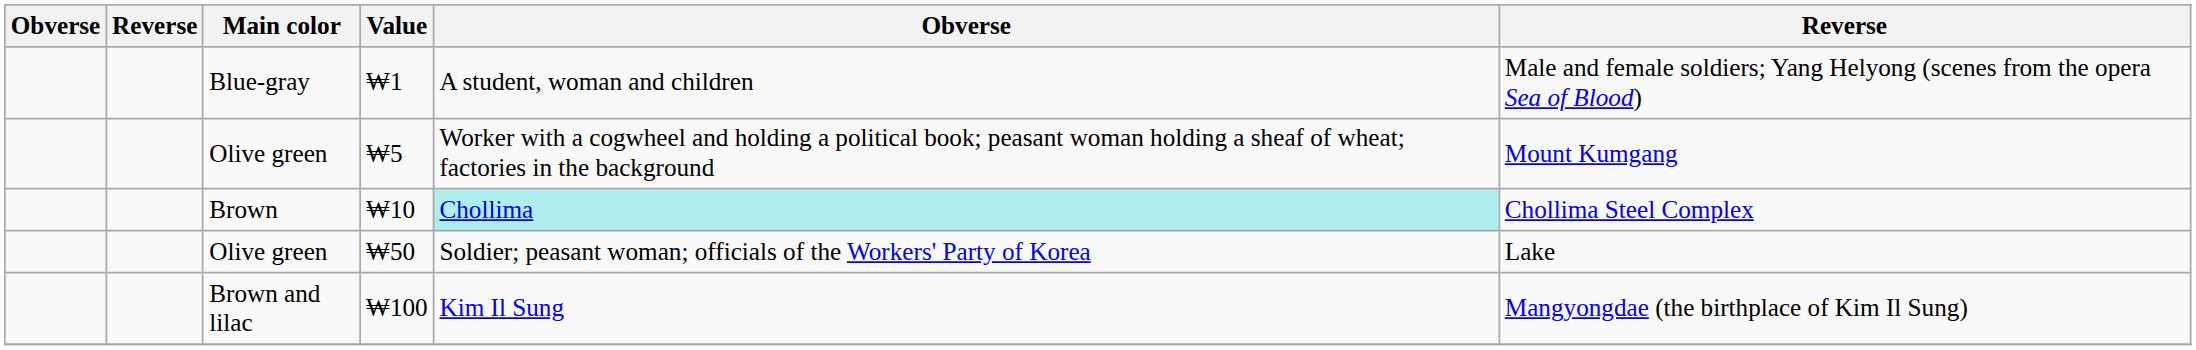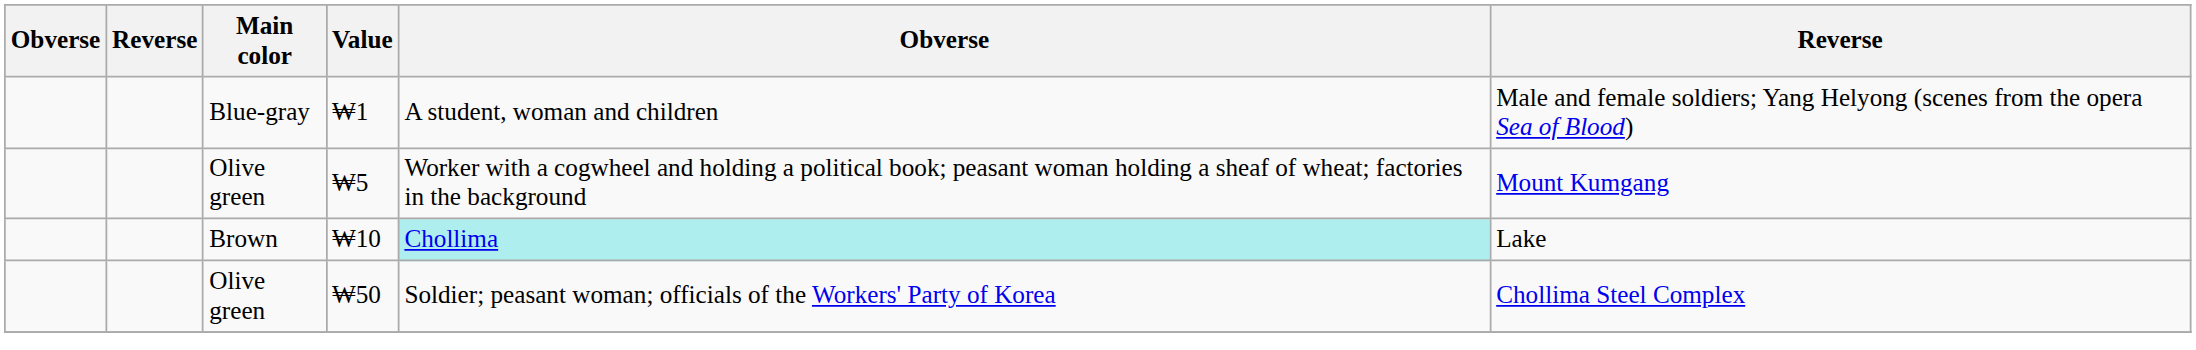(1629, 209) Chollima Steel Complex -> (1521, 239) Lake
(1530, 251) Lake -> (1621, 296) Chollima Steel Complex
- row: (397, 307)
